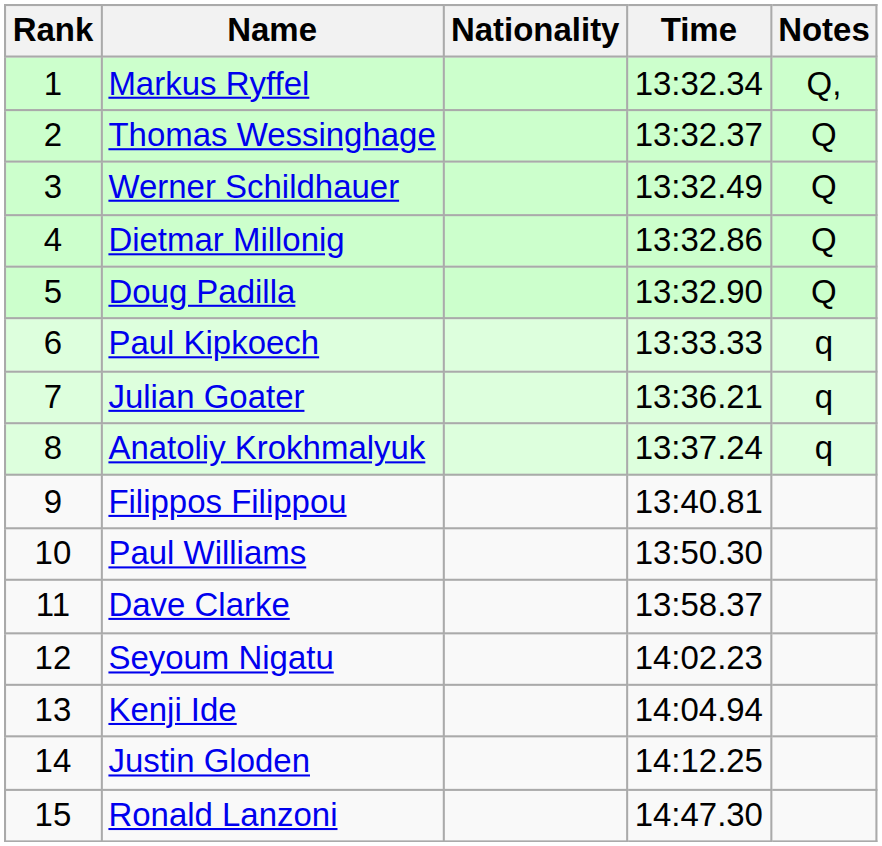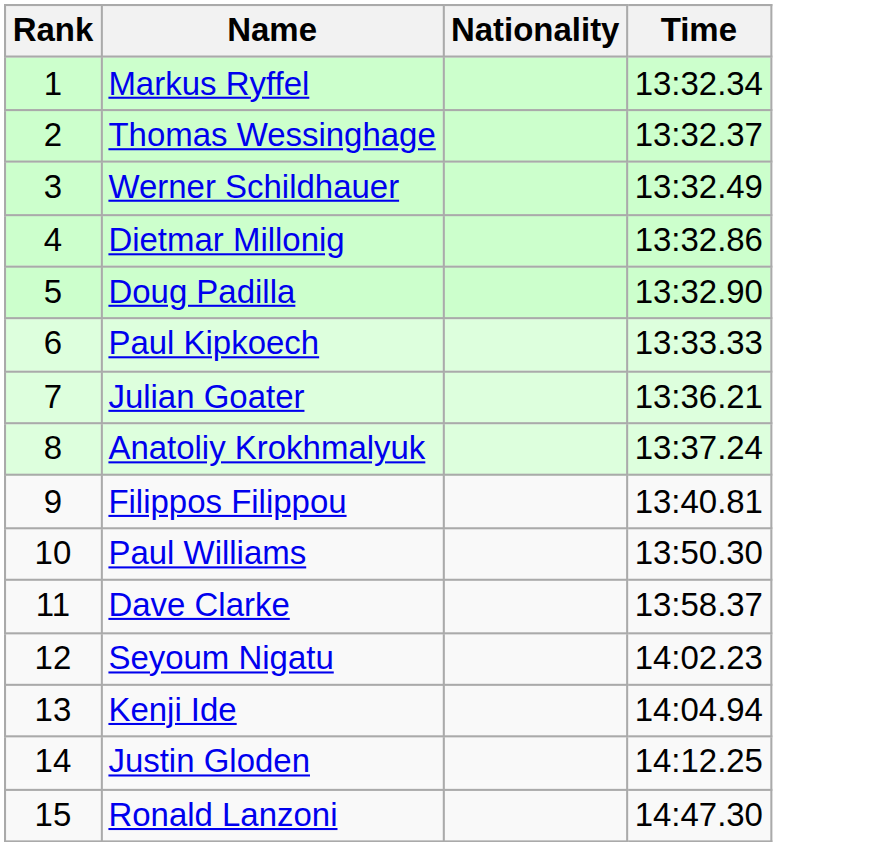- column: (824, 30)
